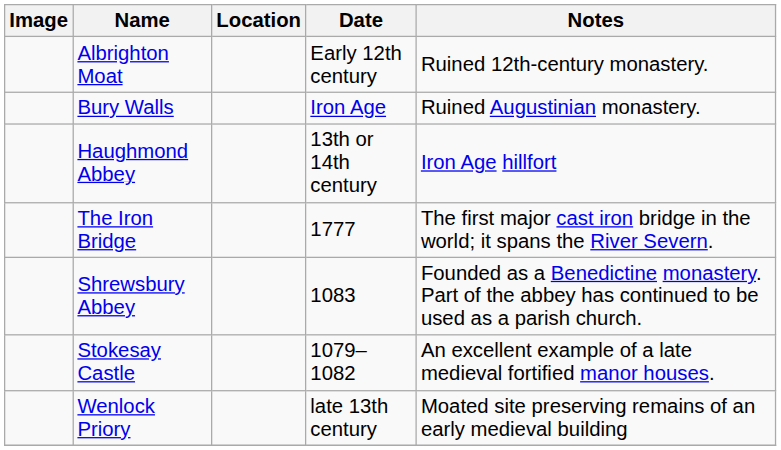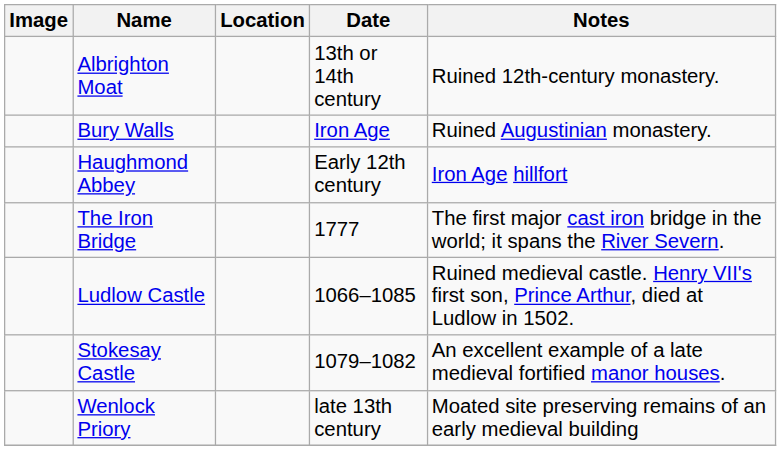(356, 64) Early 12th century -> (347, 75) 13th or 14th century
(344, 163) 13th or 14th century -> (360, 174) Early 12th century
+ row: (141, 296)
- row: (131, 296)
